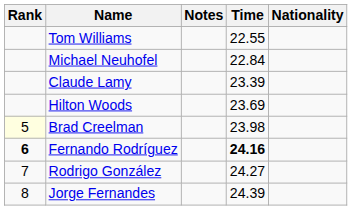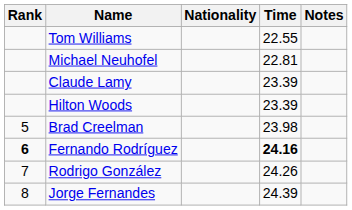columns swapped: (308, 15) <-> (204, 15)
(247, 60) 22.84 -> (280, 60) 22.81
(247, 104) 23.69 -> (280, 104) 23.39
(25, 127) lightyellow background -> (25, 127) no background
(247, 171) 24.27 -> (280, 171) 24.26
